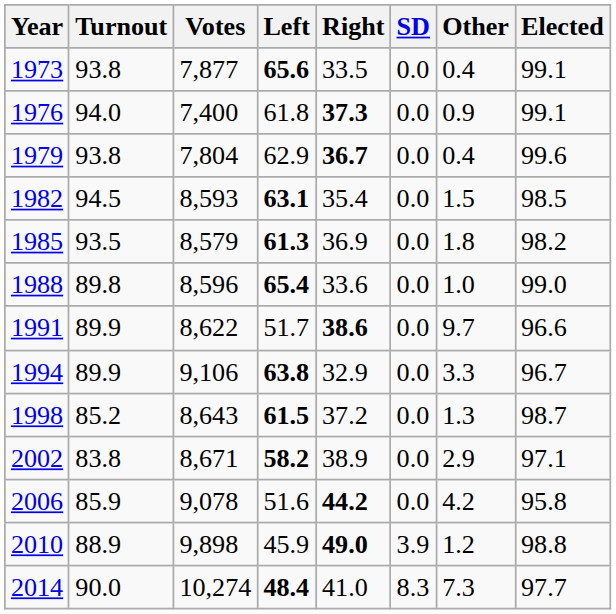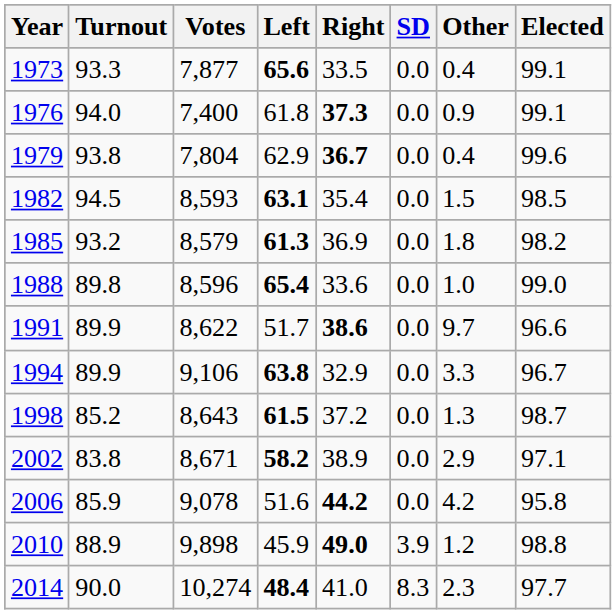(98, 69) 93.8 -> (98, 69) 93.3
(98, 241) 93.5 -> (98, 241) 93.2
(458, 586) 7.3 -> (458, 586) 2.3
